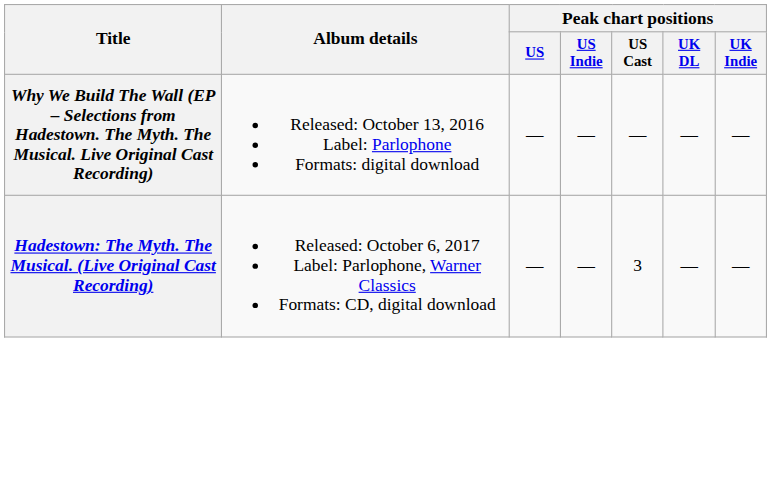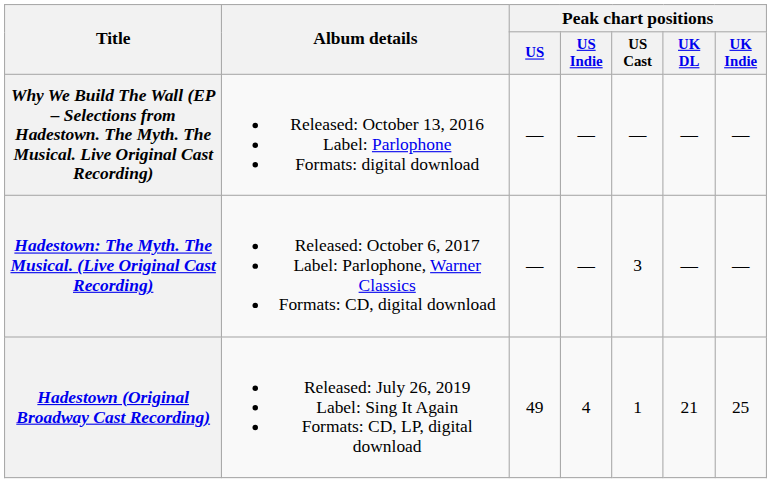+ row: (113, 406)
